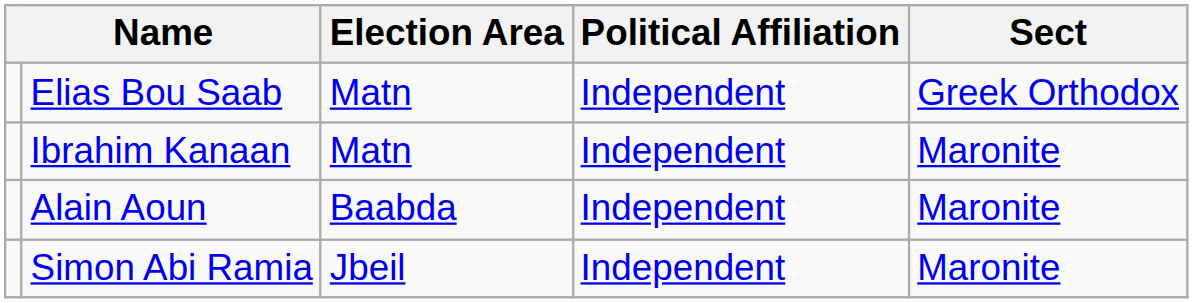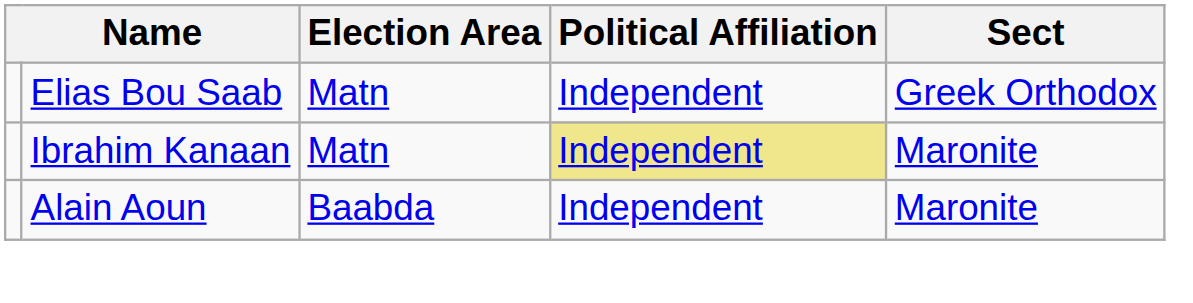(683, 150) no background -> (661, 150) khaki background
- row: (172, 267)
